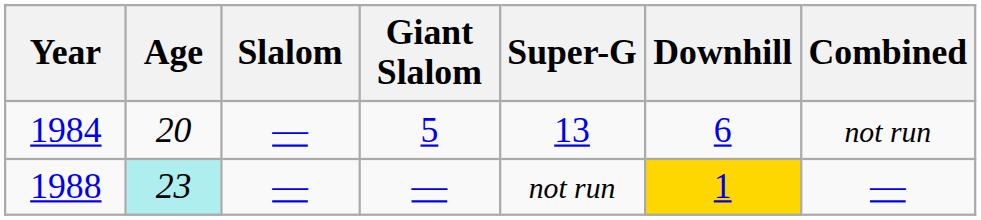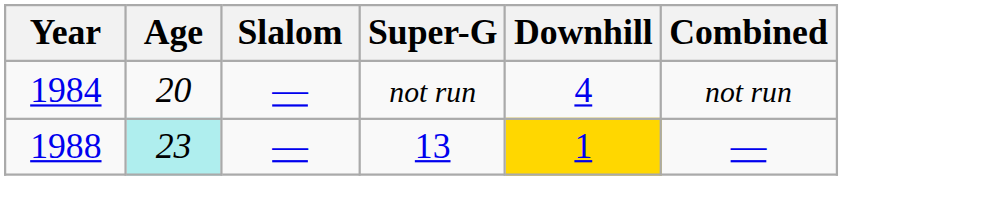- column: (429, 52)
(572, 129) 13 -> (433, 91) not run
(723, 129) 6 -> (583, 89) 4
(572, 188) not run -> (433, 145) 13
